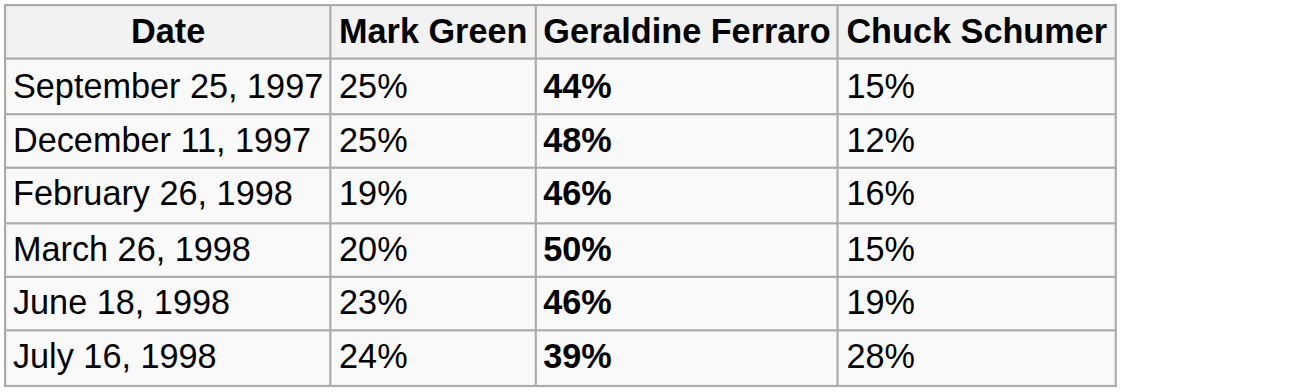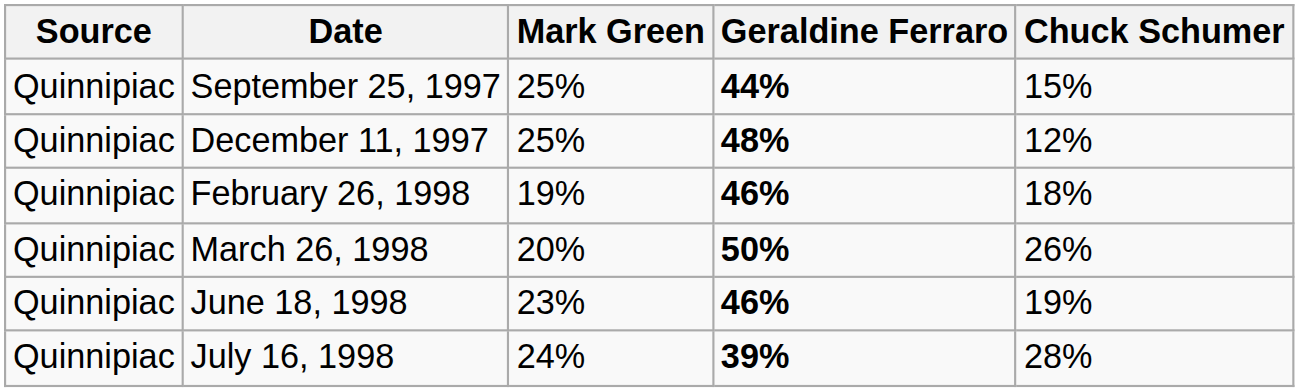+ column: (94, 31)
(881, 194) 16% -> (1058, 194) 18%
(881, 248) 15% -> (1058, 248) 26%
